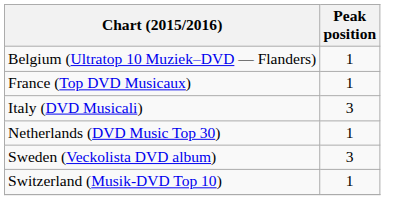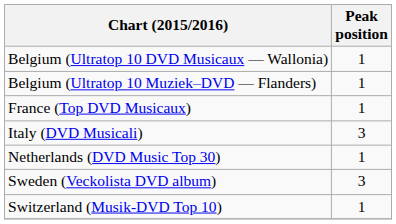+ row: (168, 58)
